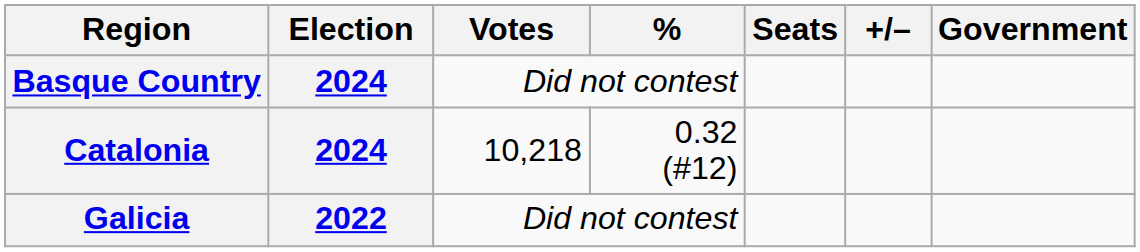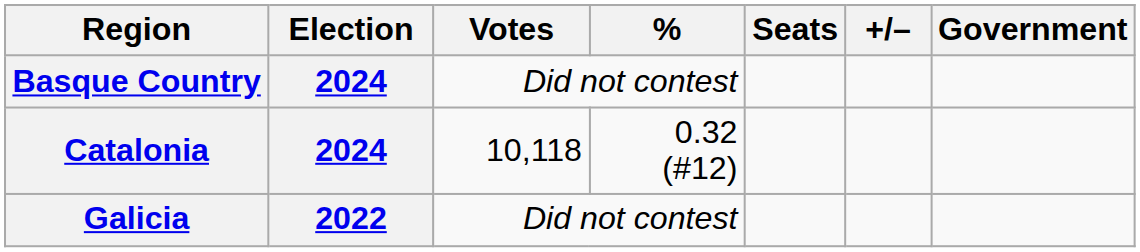(533, 150) 10,218 -> (534, 150) 10,118
